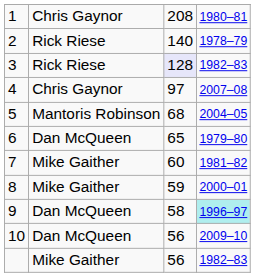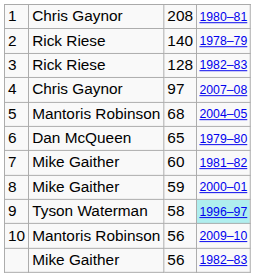(180, 65) lavender background -> (180, 65) no background
(82, 211) Dan McQueen -> (90, 211) Tyson Waterman
(82, 235) Dan McQueen -> (96, 235) Mantoris Robinson
